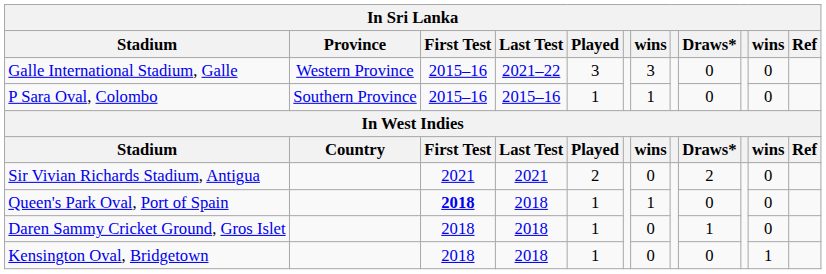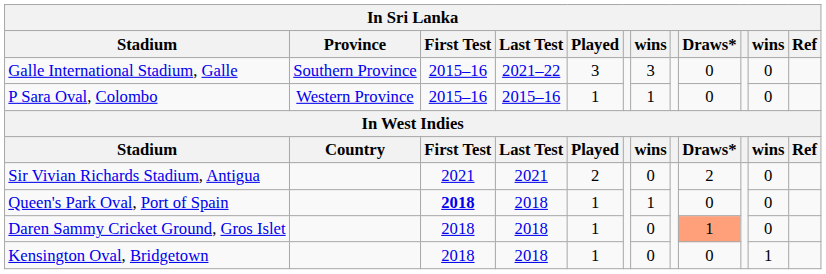(355, 70) Western Province -> (355, 70) Southern Province
(355, 96) Southern Province -> (355, 96) Western Province
(709, 228) no background -> (709, 228) lightsalmon background
